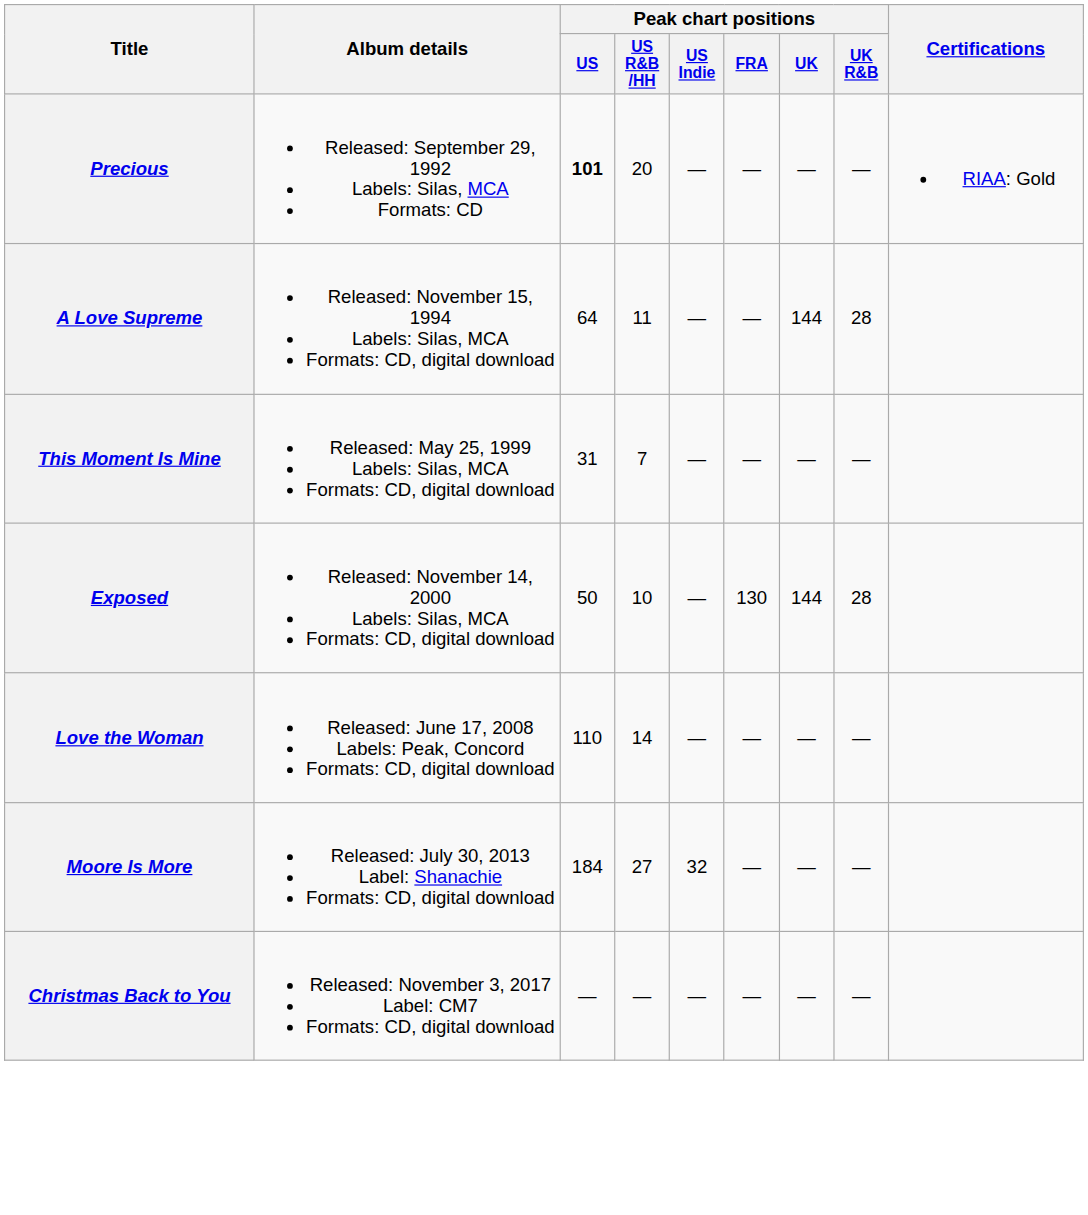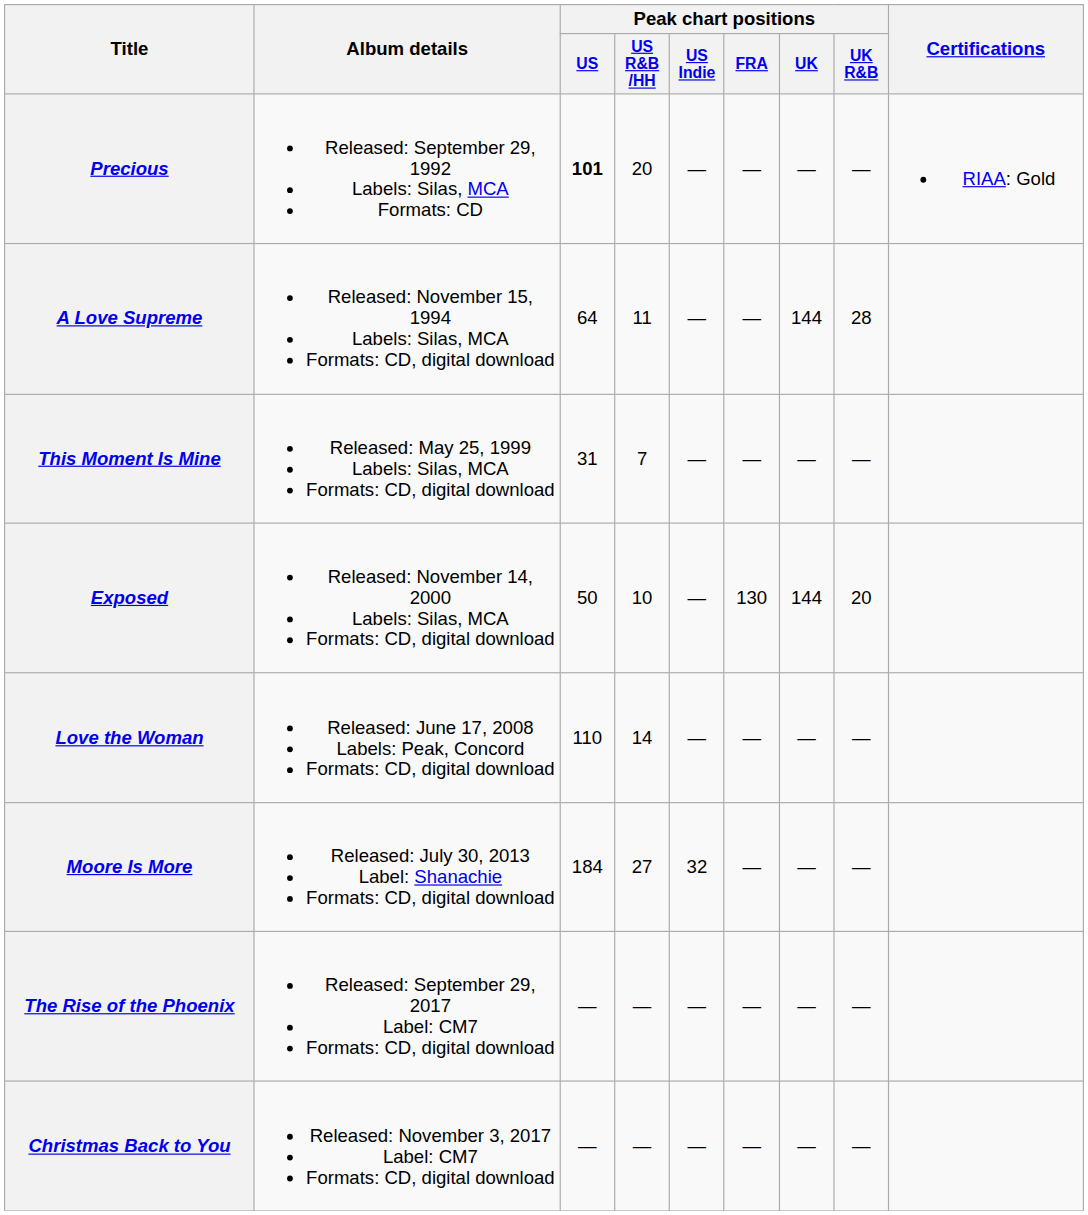(861, 597) 28 -> (861, 597) 20
+ row: (129, 1006)
